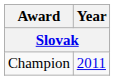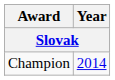(91, 63) 2011 -> (92, 63) 2014
